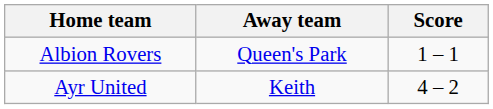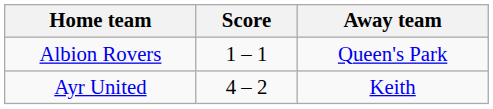columns swapped: (438, 20) <-> (292, 20)
